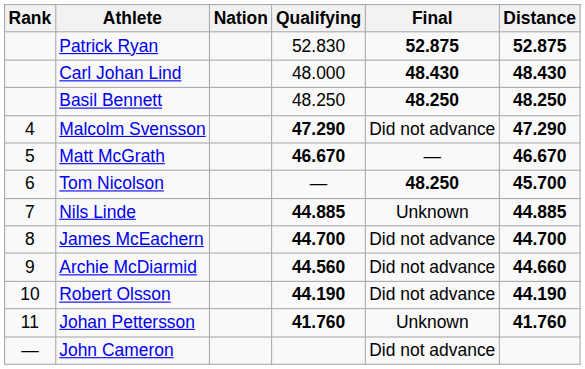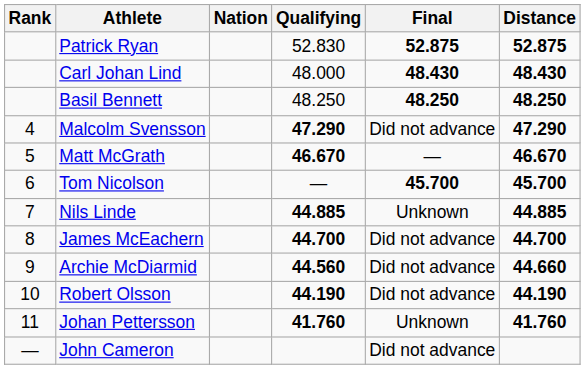(432, 184) 48.250 -> (432, 184) 45.700
